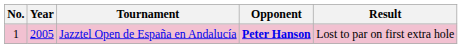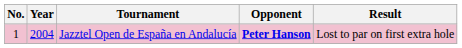(42, 34) 2005 -> (42, 34) 2004
